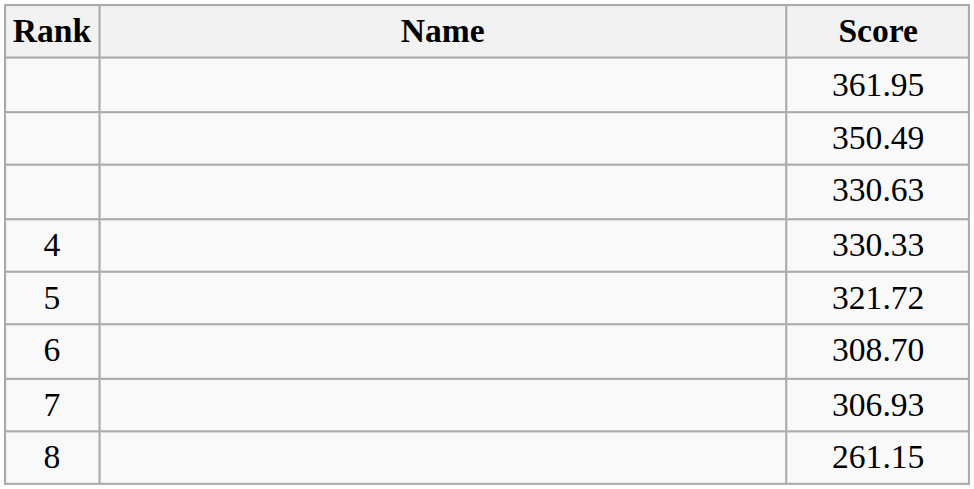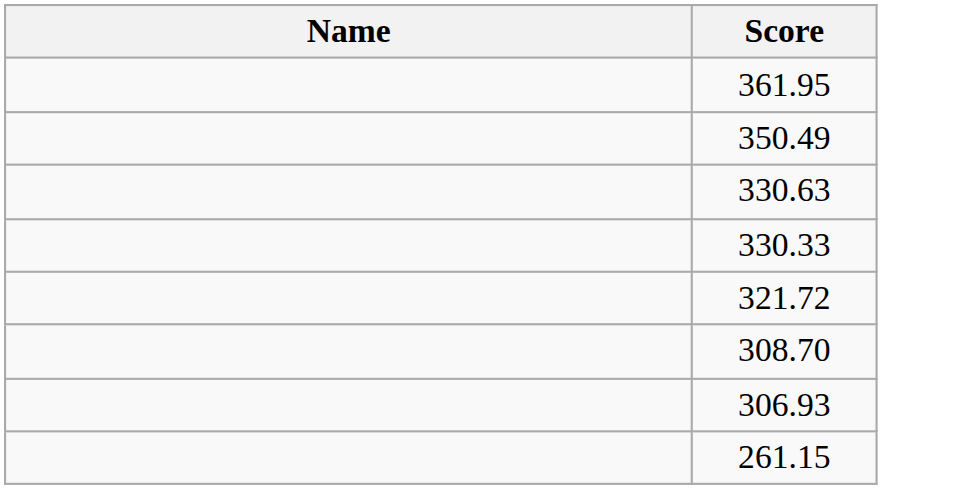- column: (52, 31)
